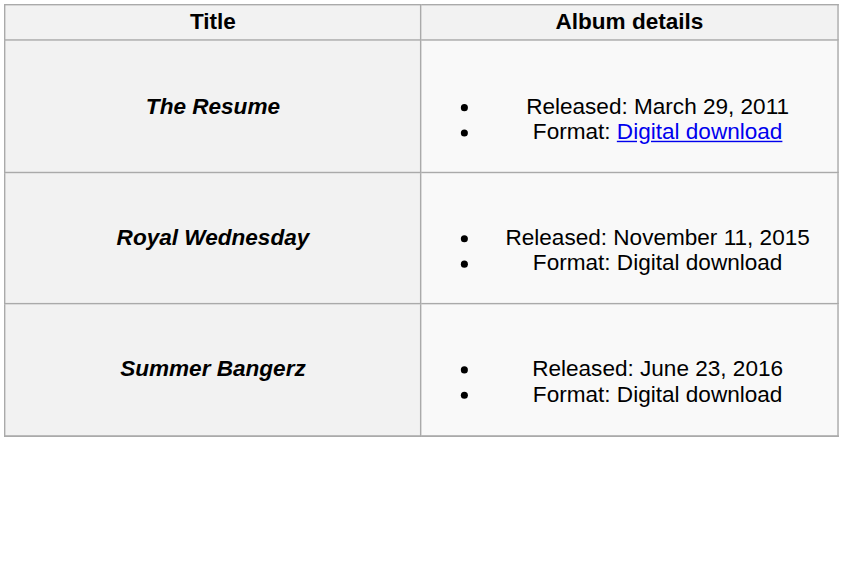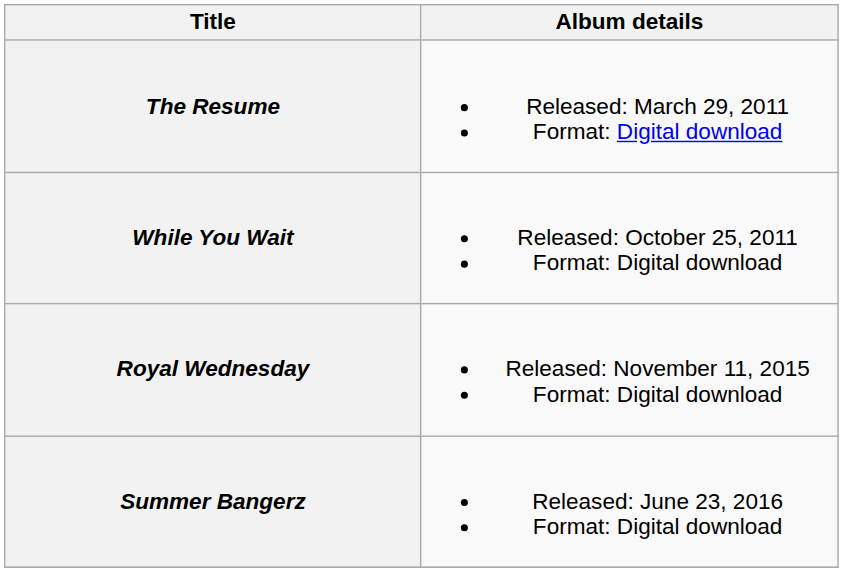+ row: (213, 237)
